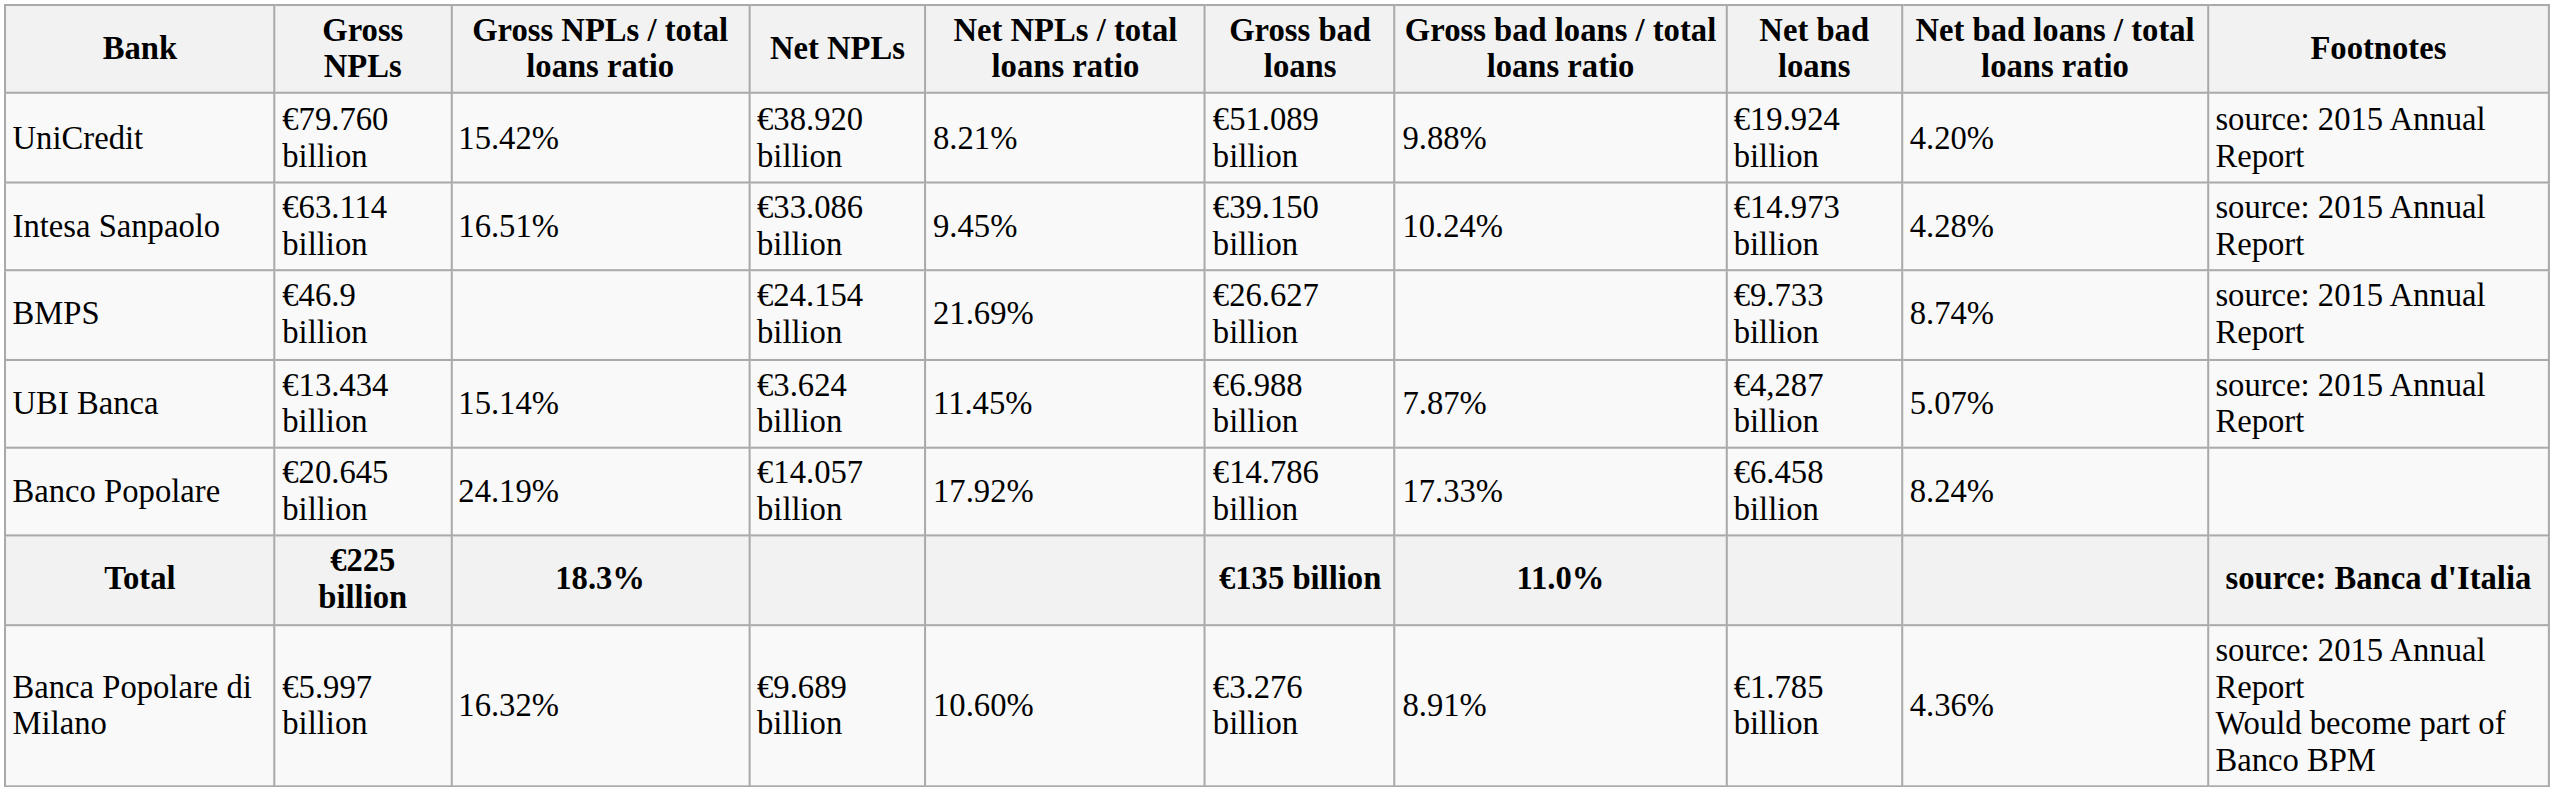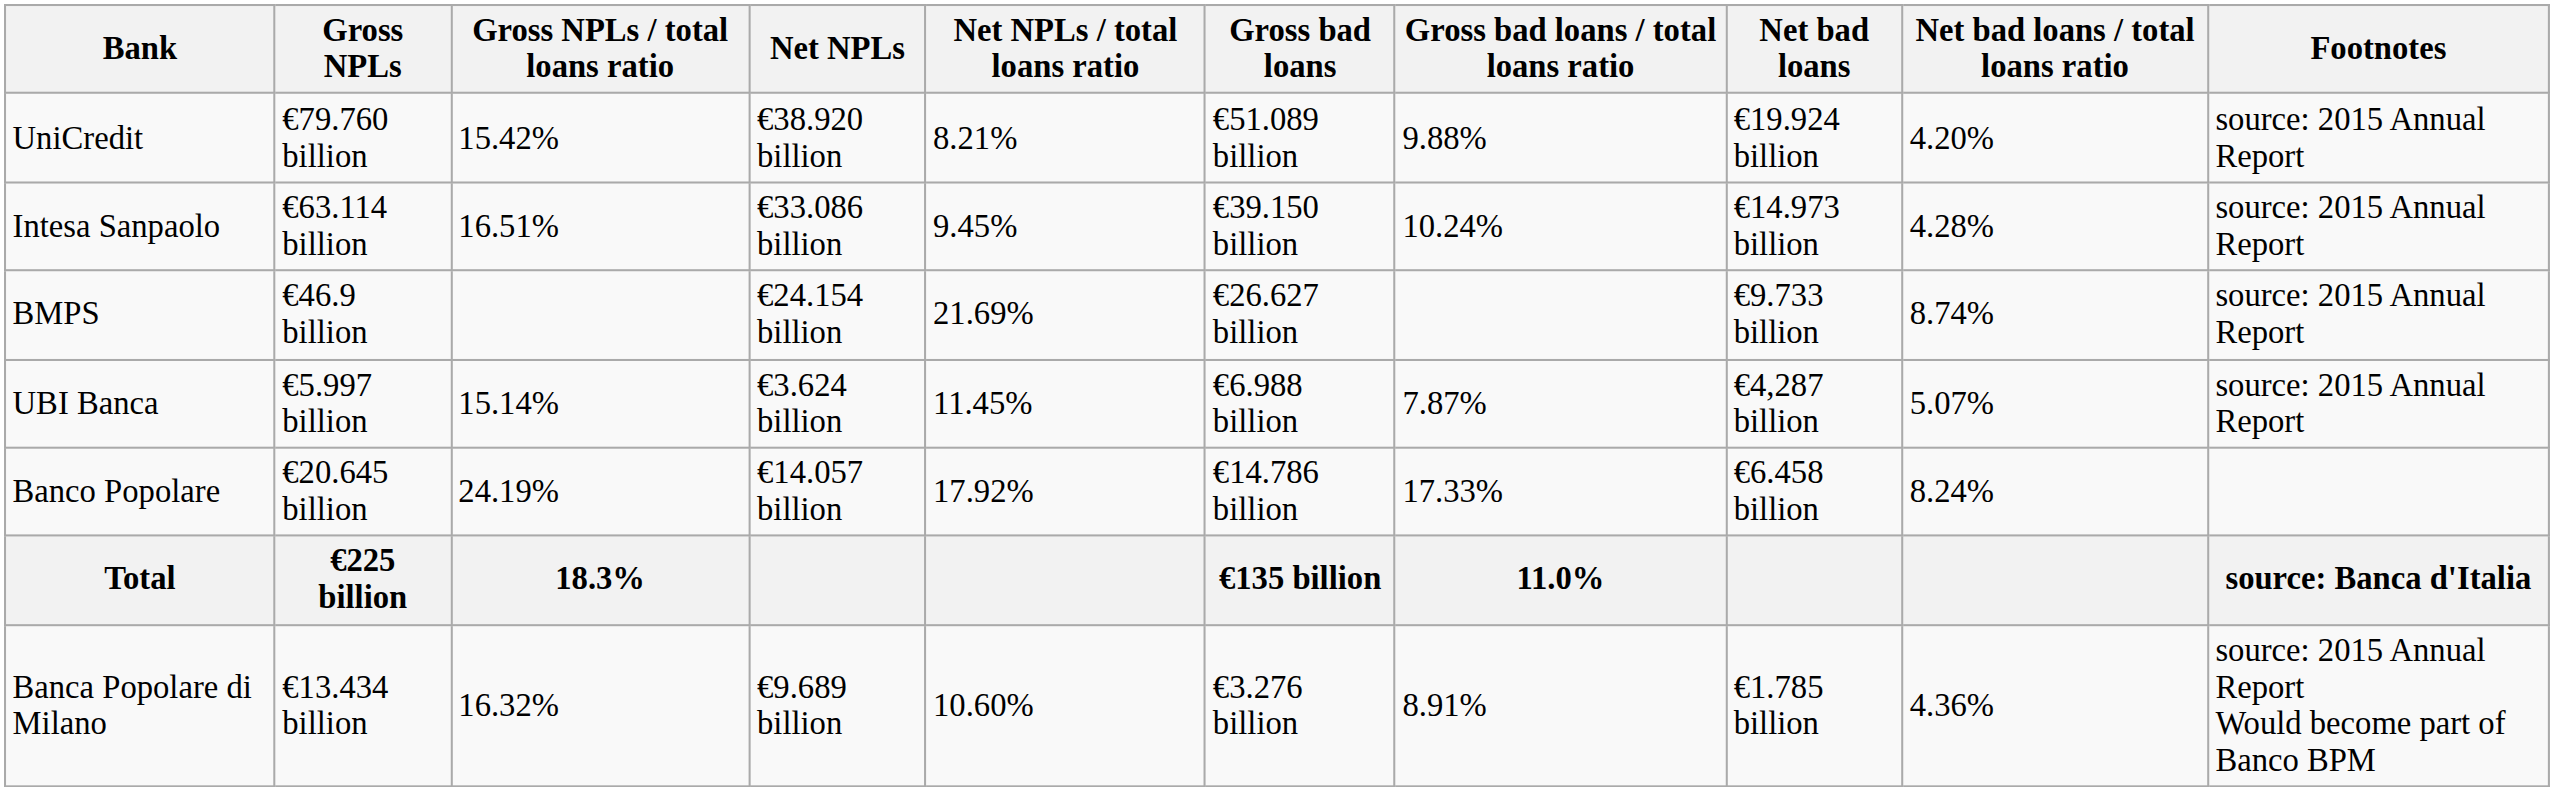(335, 402) €13.434 billion -> (327, 402) €5.997 billion
(327, 704) €5.997 billion -> (335, 704) €13.434 billion
